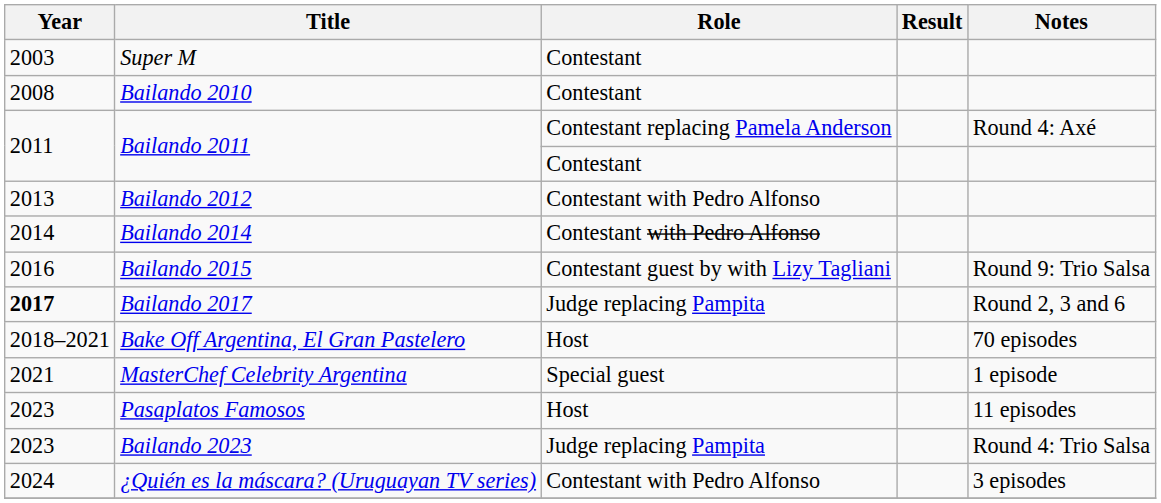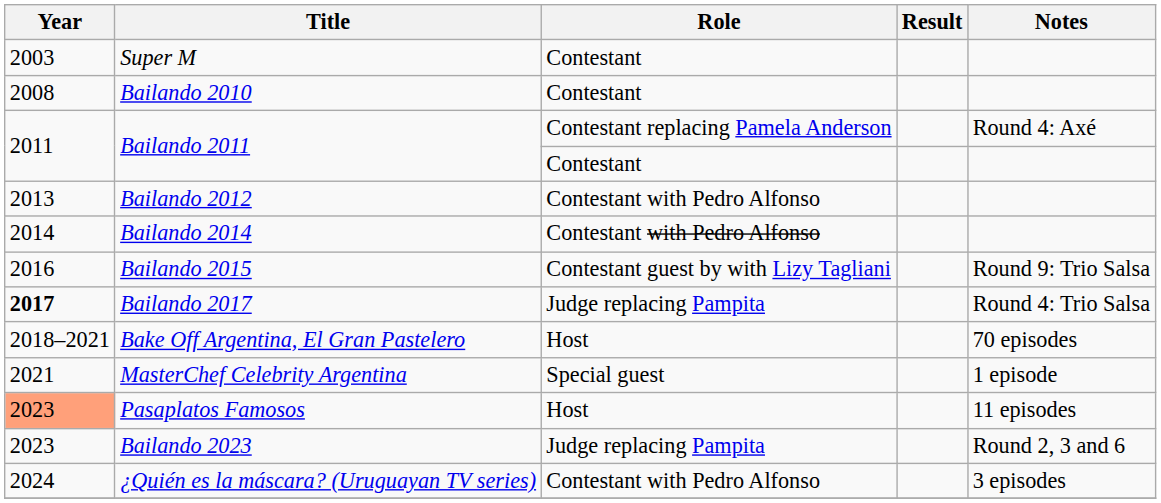(1049, 304) Round 2, 3 and 6 -> (1061, 304) Round 4: Trio Salsa
(32, 410) no background -> (32, 410) lightsalmon background
(1061, 445) Round 4: Trio Salsa -> (1049, 445) Round 2, 3 and 6
